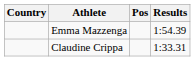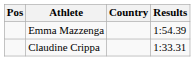columns swapped: (140, 13) <-> (26, 13)
